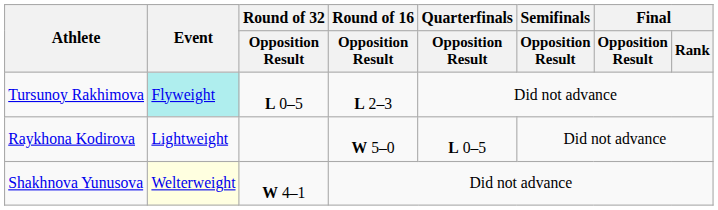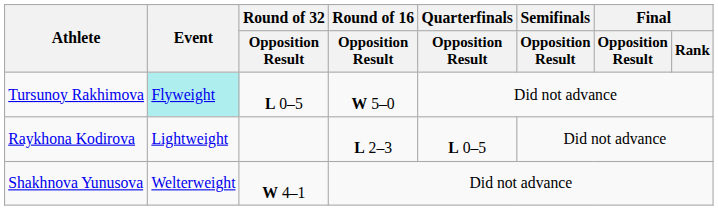(373, 104) L 2–3 -> (373, 104) W 5–0
(373, 148) W 5–0 -> (373, 148) L 2–3
(193, 183) lightyellow background -> (193, 183) no background
